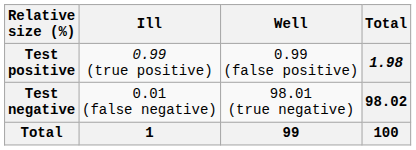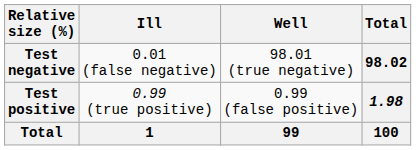rows swapped: (42, 63) <-> (42, 102)
